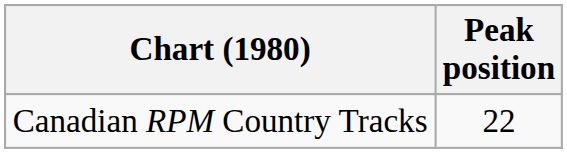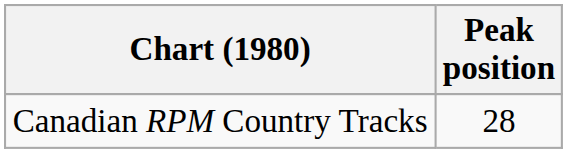(499, 120) 22 -> (499, 120) 28
